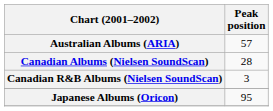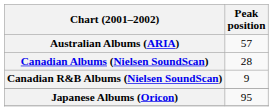(246, 79) 3 -> (246, 79) 9
